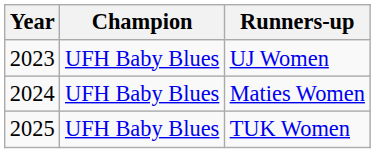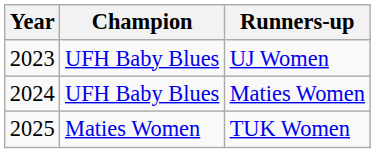(142, 128) UFH Baby Blues -> (133, 128) Maties Women
